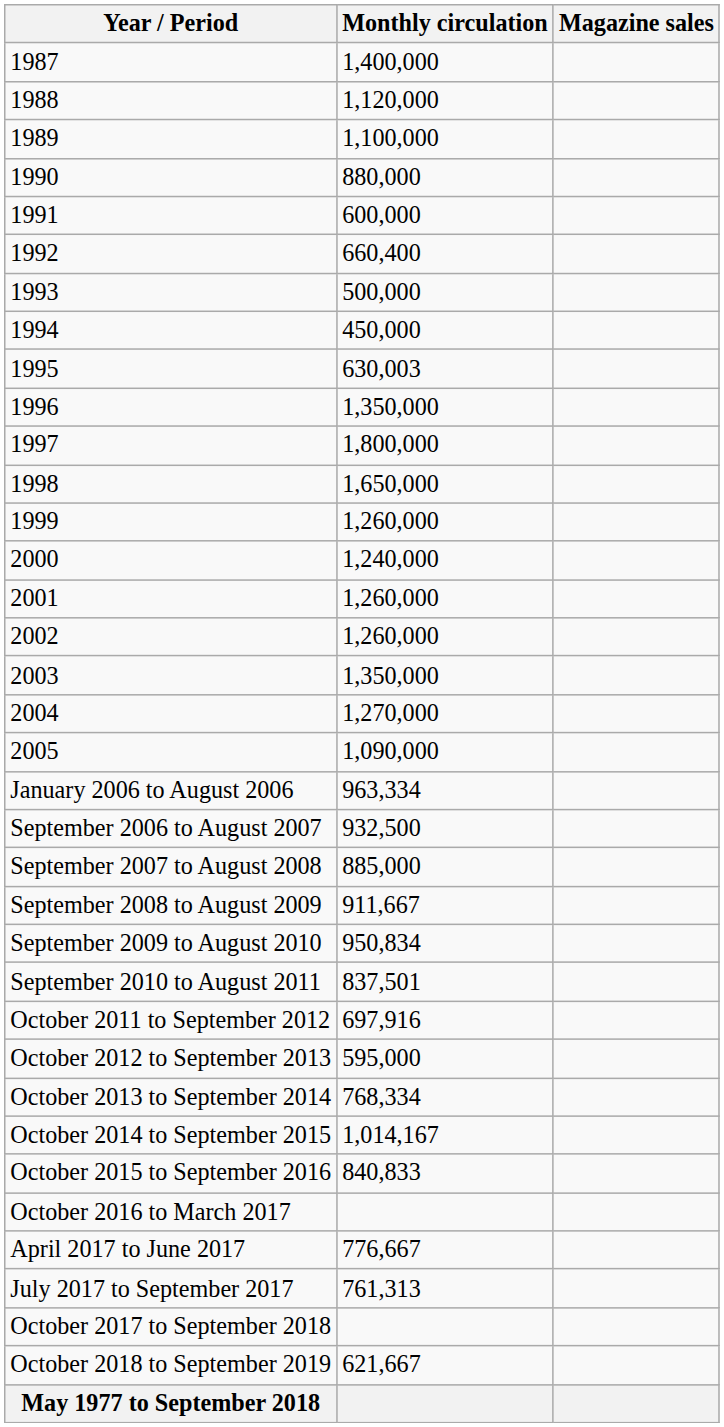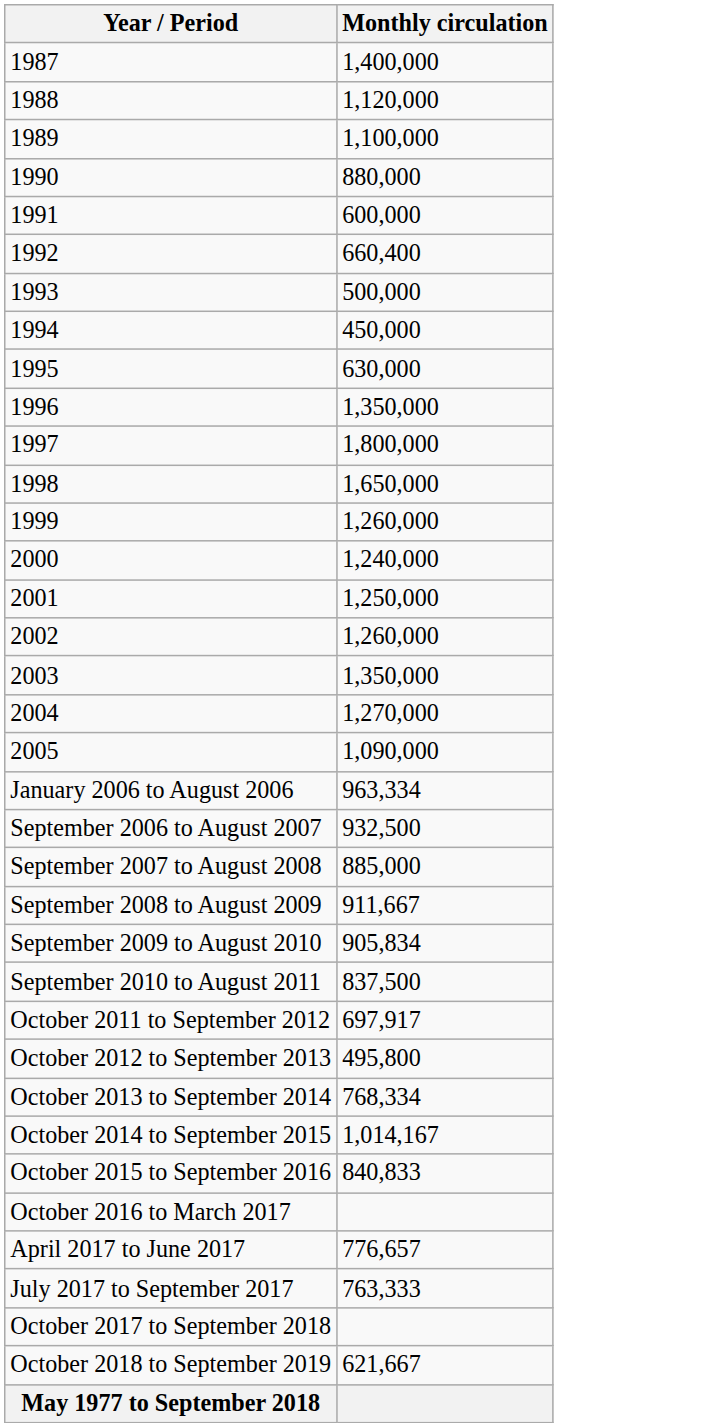- column: (636, 23)
(381, 368) 630,003 -> (381, 368) 630,000
(391, 598) 1,260,000 -> (391, 598) 1,250,000
(381, 943) 950,834 -> (381, 943) 905,834
(381, 981) 837,501 -> (381, 981) 837,500
(381, 1019) 697,916 -> (381, 1019) 697,917
(381, 1058) 595,000 -> (381, 1058) 495,800
(381, 1249) 776,667 -> (381, 1249) 776,657
(381, 1288) 761,313 -> (381, 1288) 763,333
